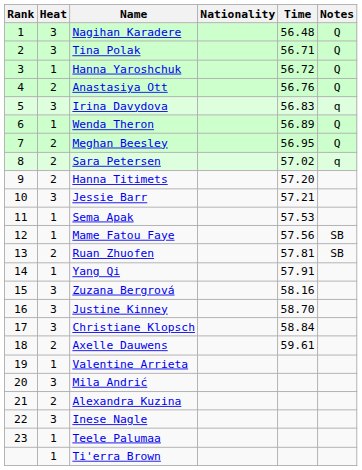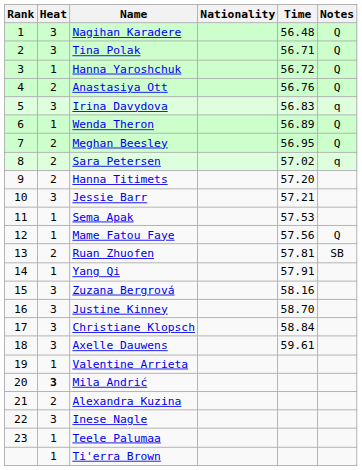(337, 235) SB -> (337, 235) Q
(53, 345) 2 -> (53, 345) 3
(53, 382) normal -> (53, 382) bold
